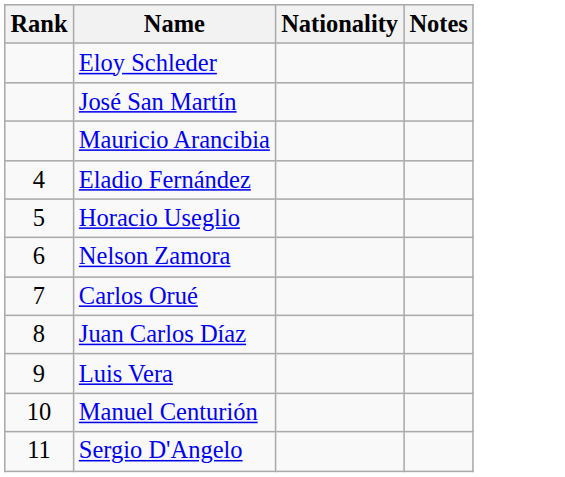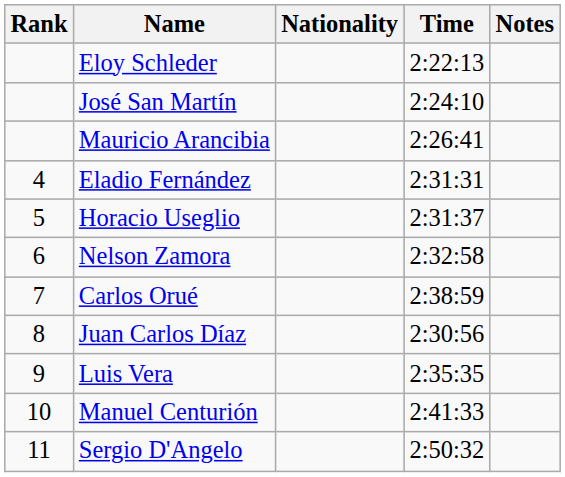+ column: (447, 23)
